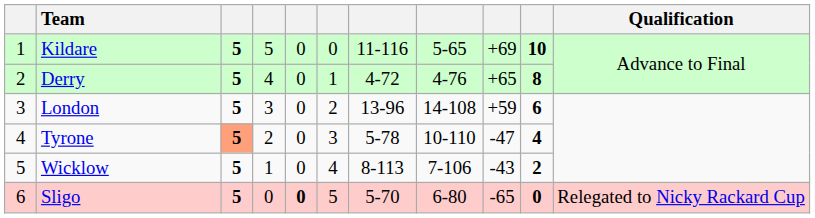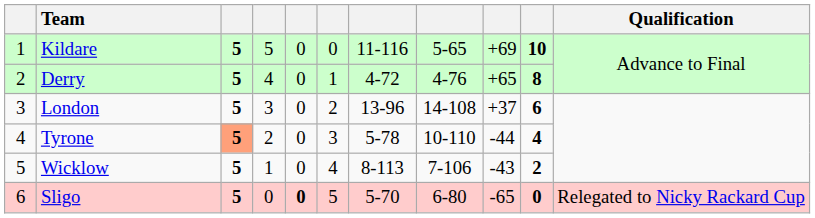(502, 108) +59 -> (502, 108) +37
(502, 138) -47 -> (502, 138) -44
